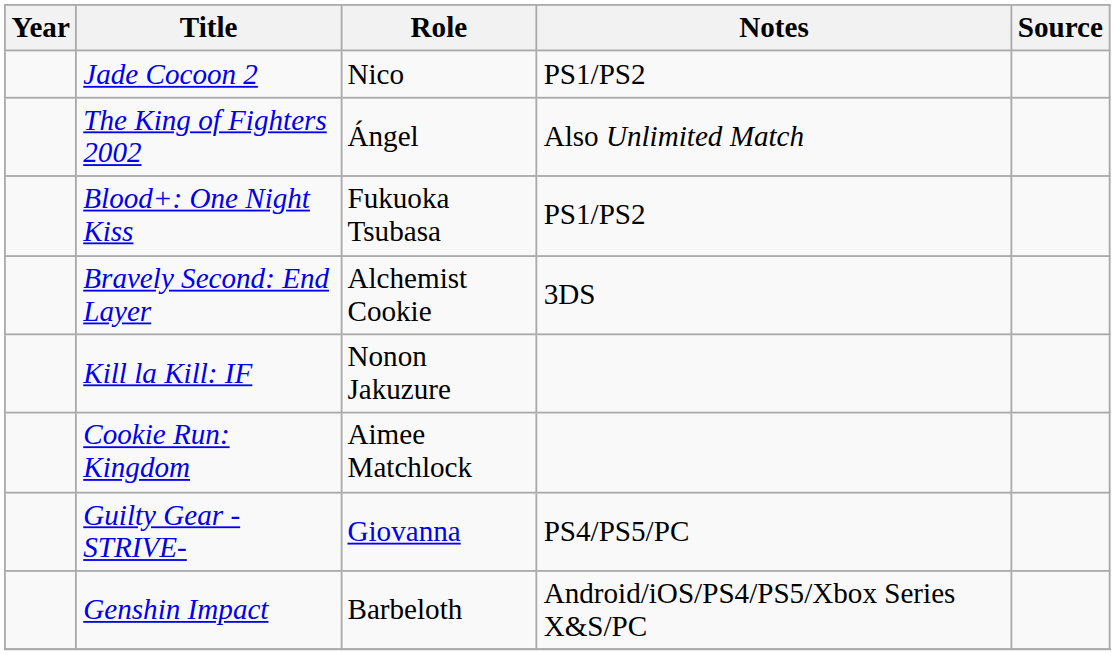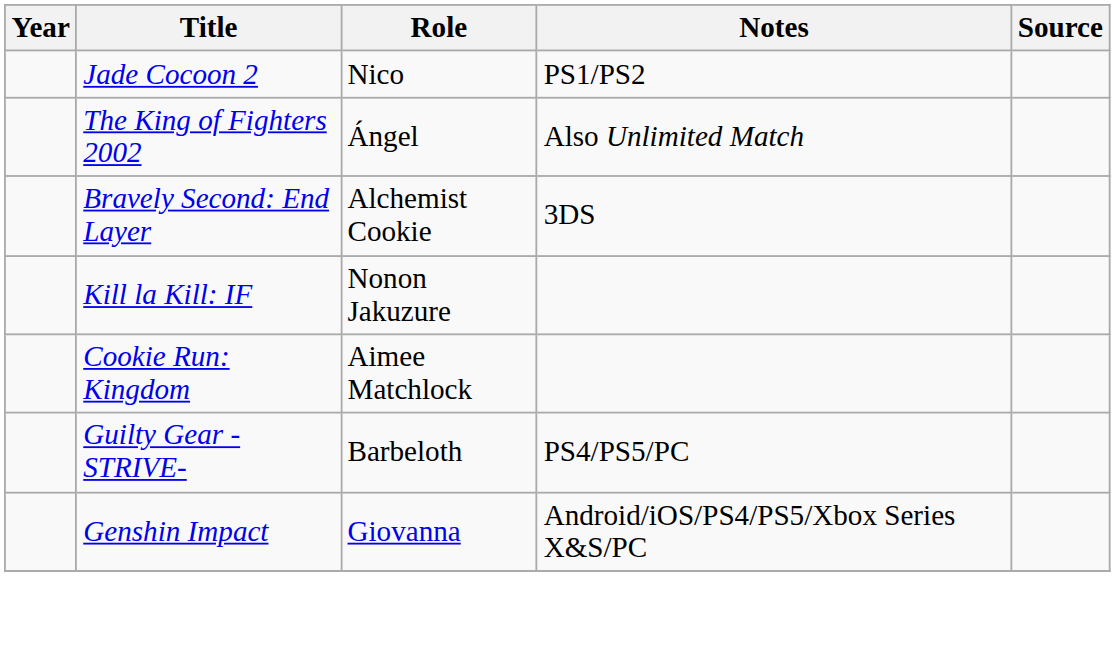- row: (197, 215)
(404, 531) Giovanna -> (405, 452) Barbeloth
(405, 609) Barbeloth -> (404, 531) Giovanna
